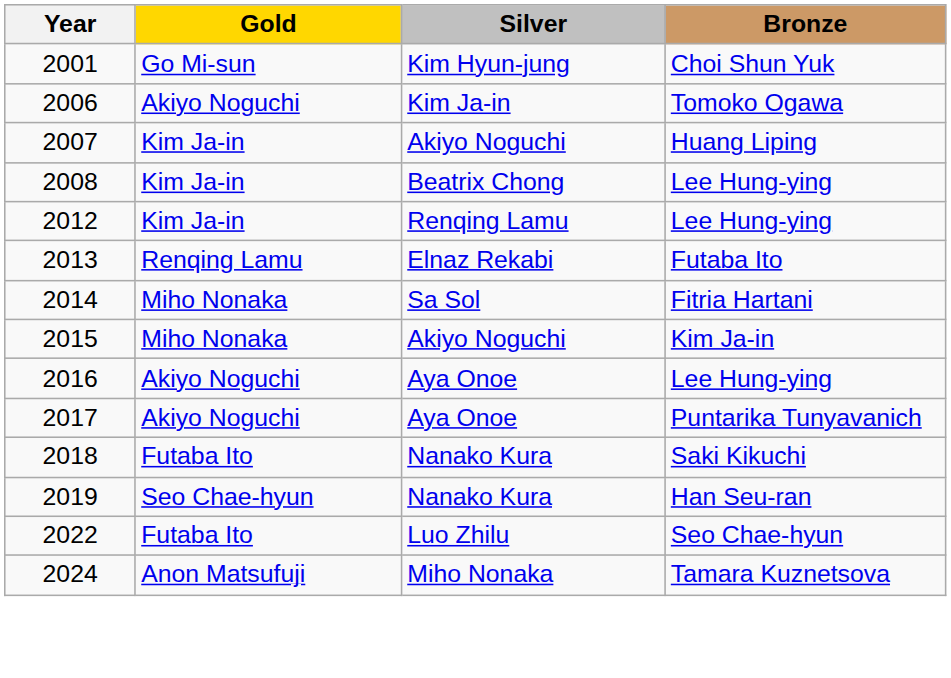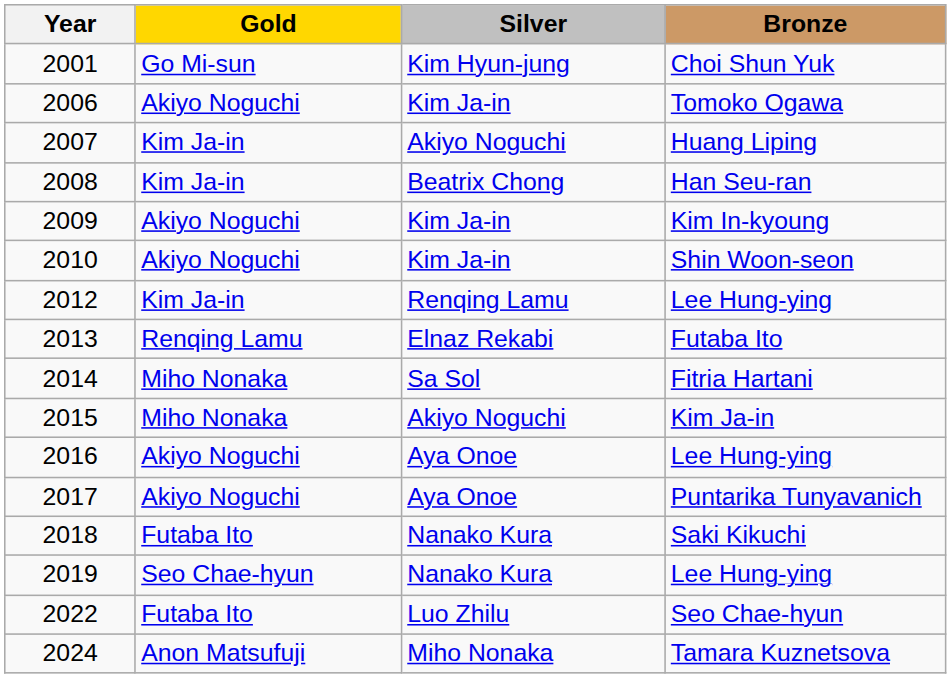(751, 181) Lee Hung-ying -> (741, 181) Han Seu-ran
+ row: (70, 220)
+ row: (70, 260)
(741, 496) Han Seu-ran -> (751, 574) Lee Hung-ying
